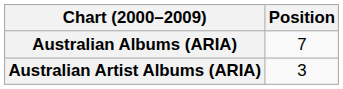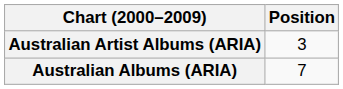rows swapped: (135, 44) <-> (135, 71)
